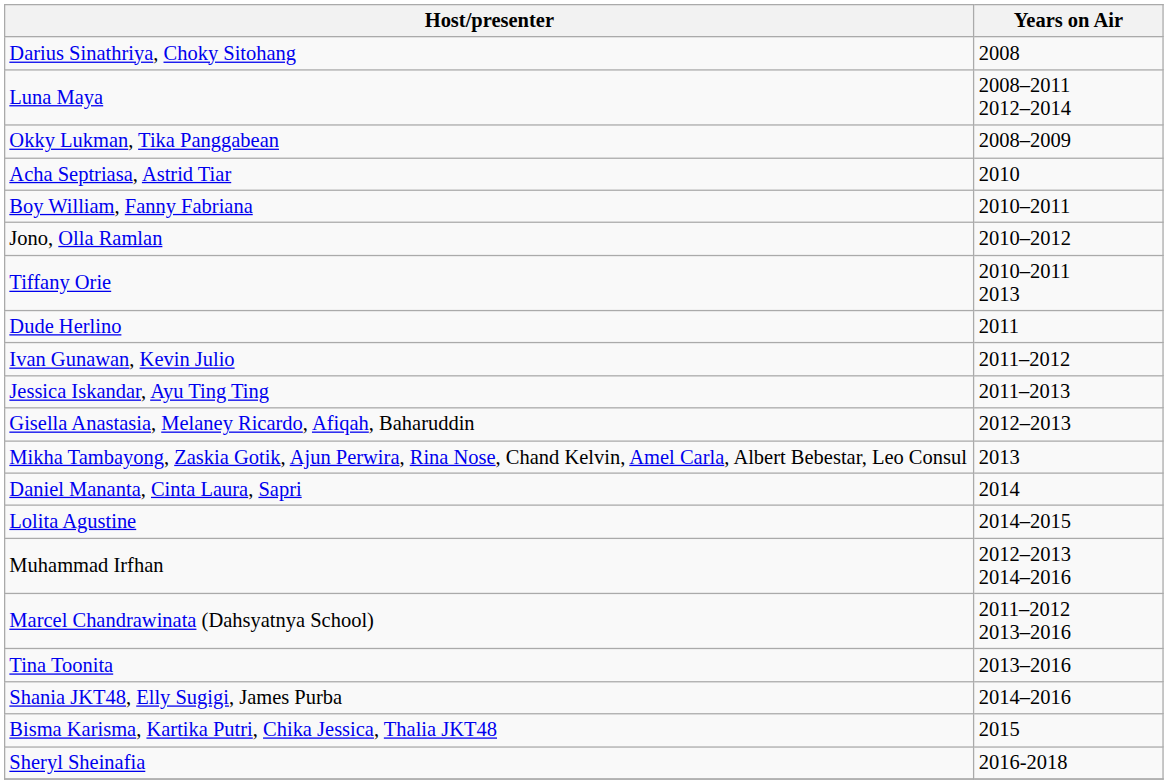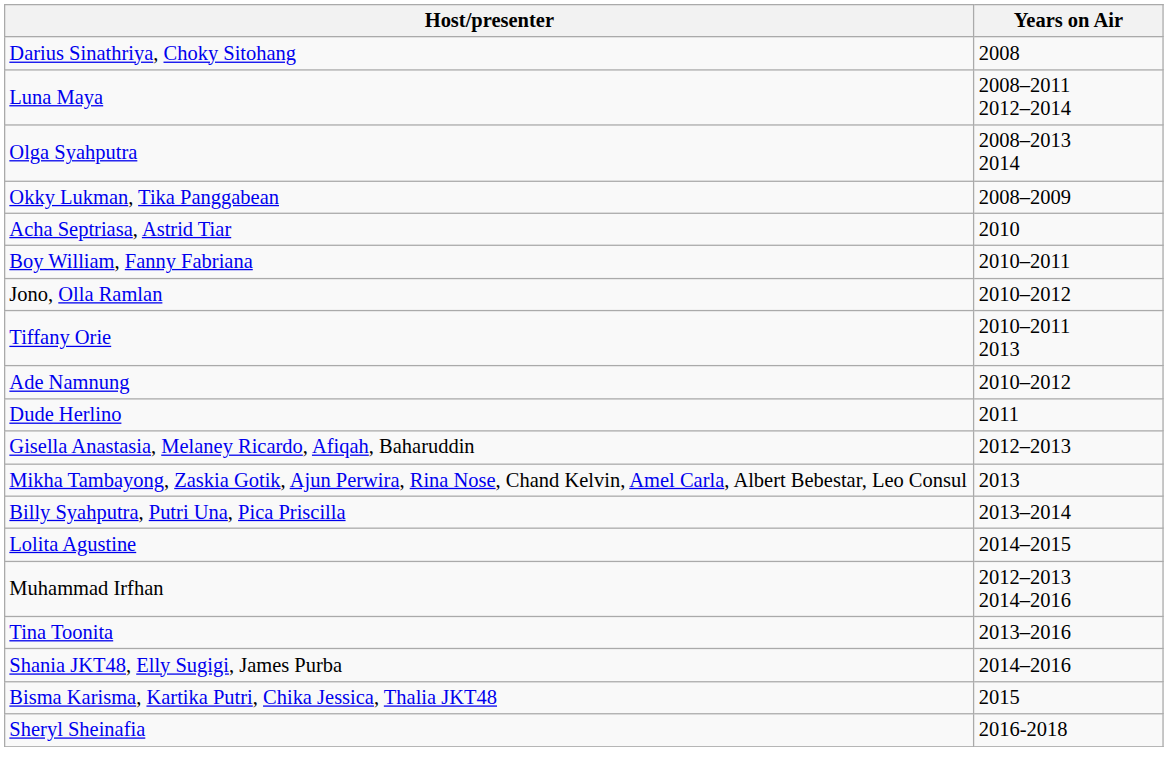+ row: (73, 152)
+ row: (69, 382)
- row: (122, 359)
- row: (139, 391)
+ row: (177, 512)
- row: (156, 489)
- row: (192, 621)
